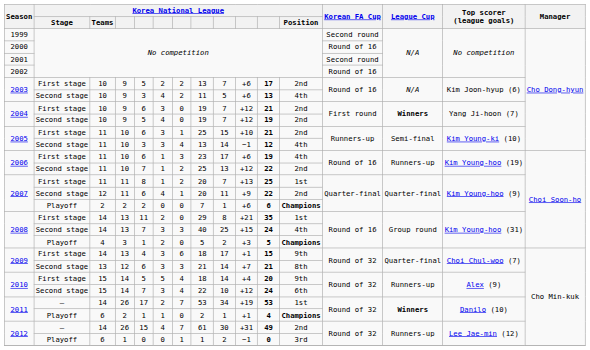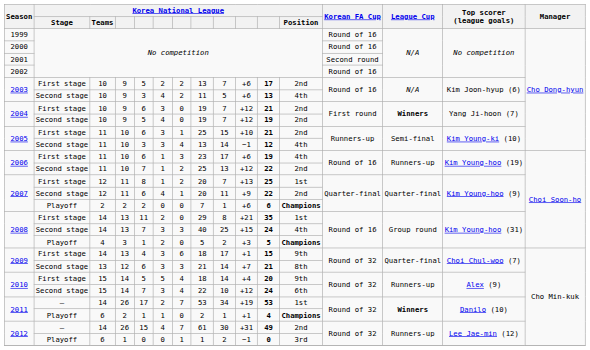(353, 34) Second round -> (353, 34) Round of 16
(103, 181) 11 -> (103, 181) 12
